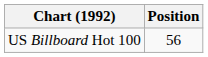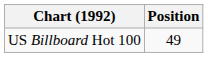(174, 40) 56 -> (174, 40) 49
